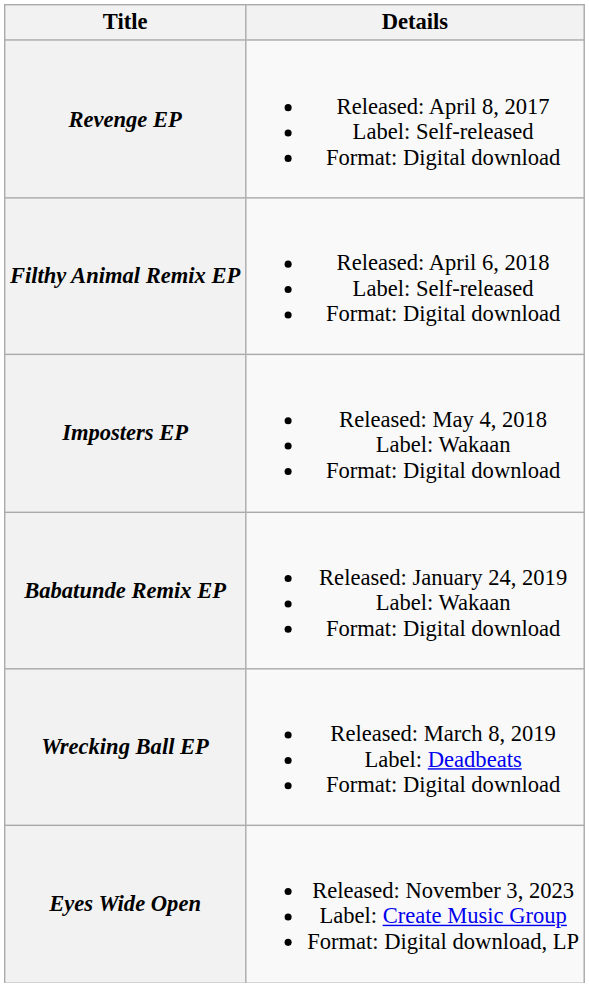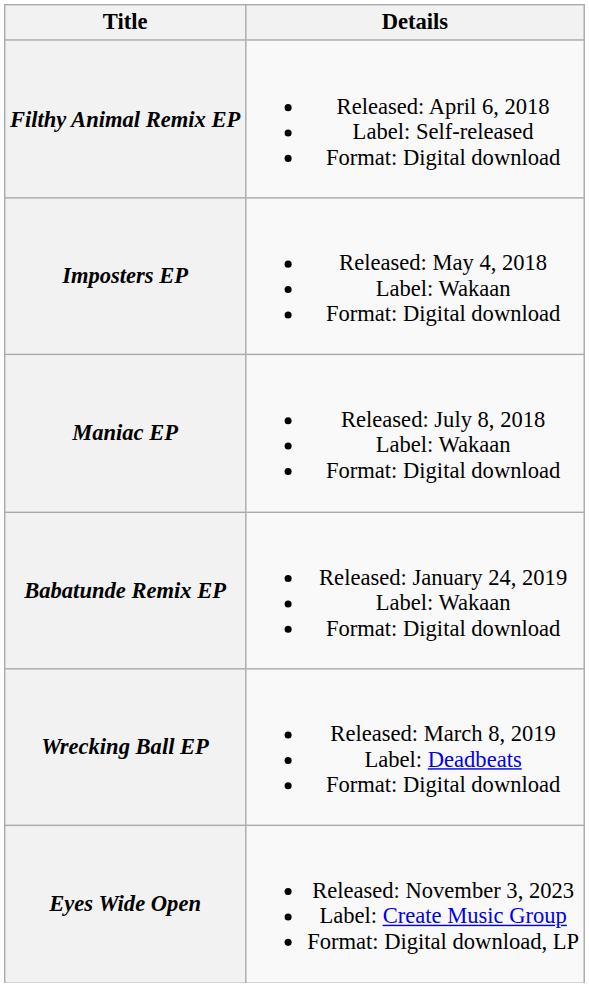- row: (125, 118)
+ row: (125, 432)
